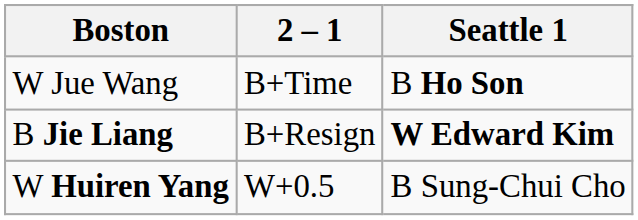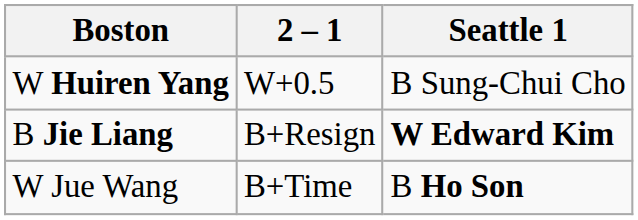rows swapped: (95, 82) <-> (121, 186)
